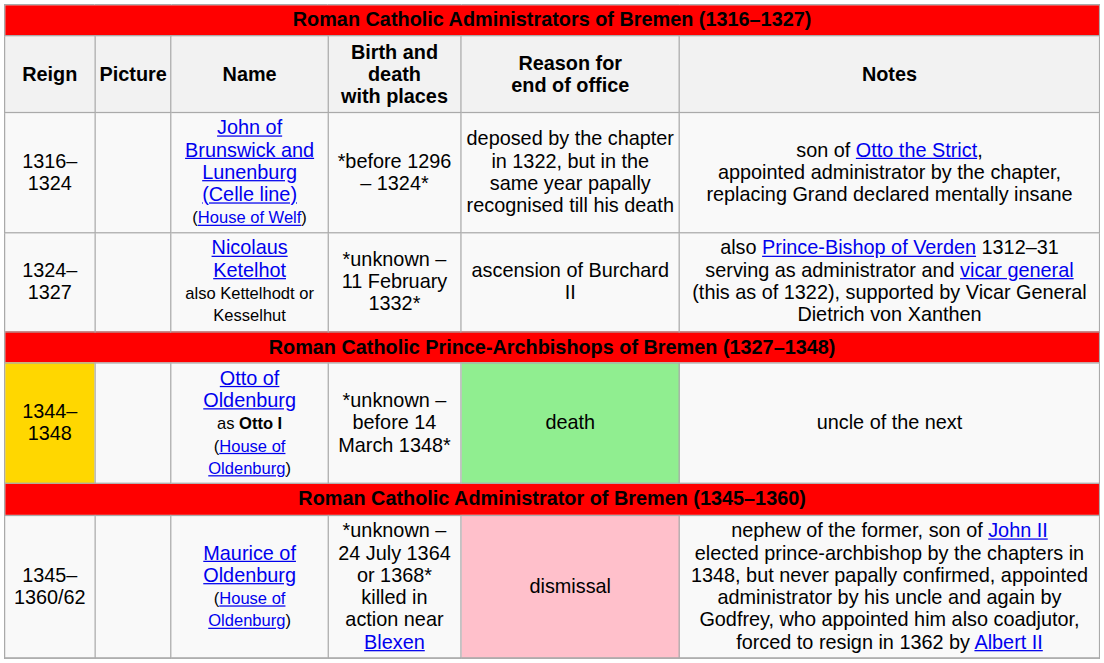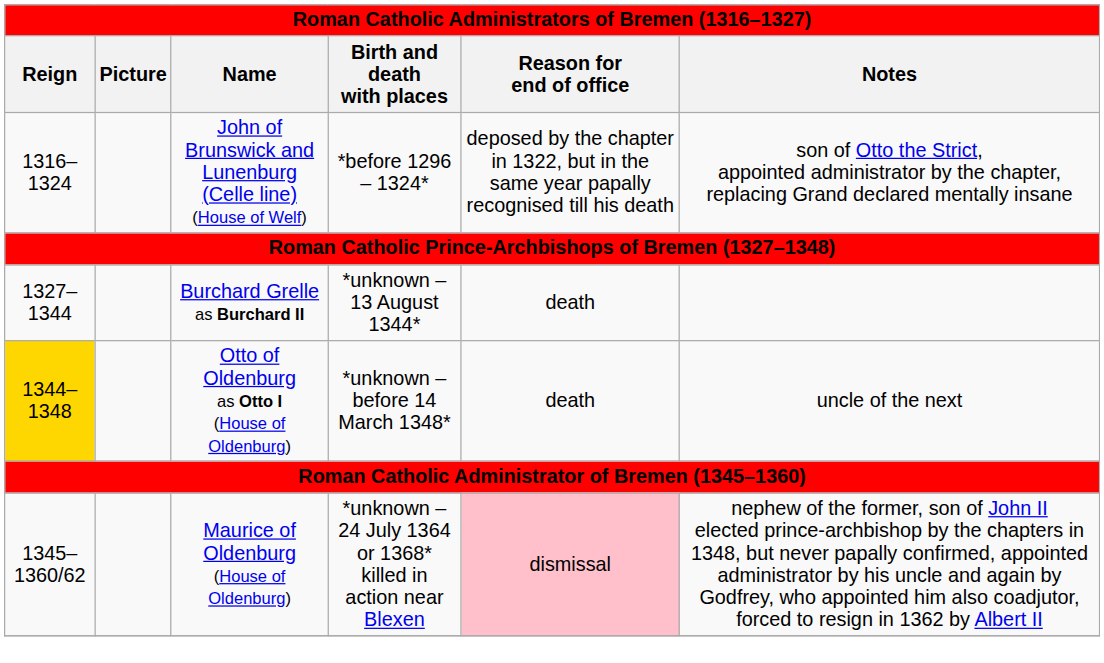- row: (250, 282)
+ row: (250, 302)
(570, 423) lightgreen background -> (570, 400) no background
